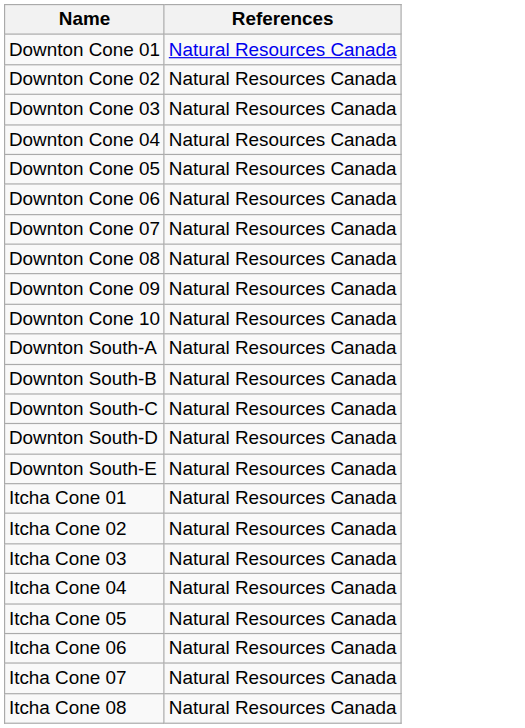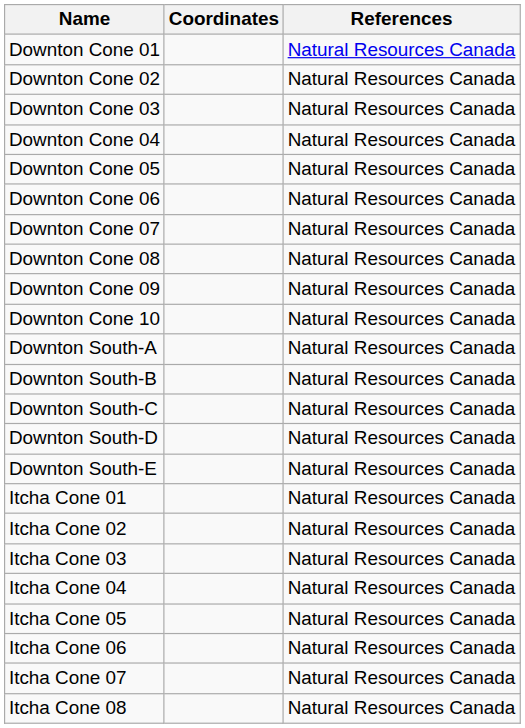+ column: (224, 19)
